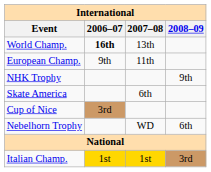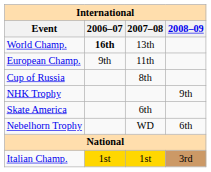+ row: (36, 77)
- row: (32, 110)
